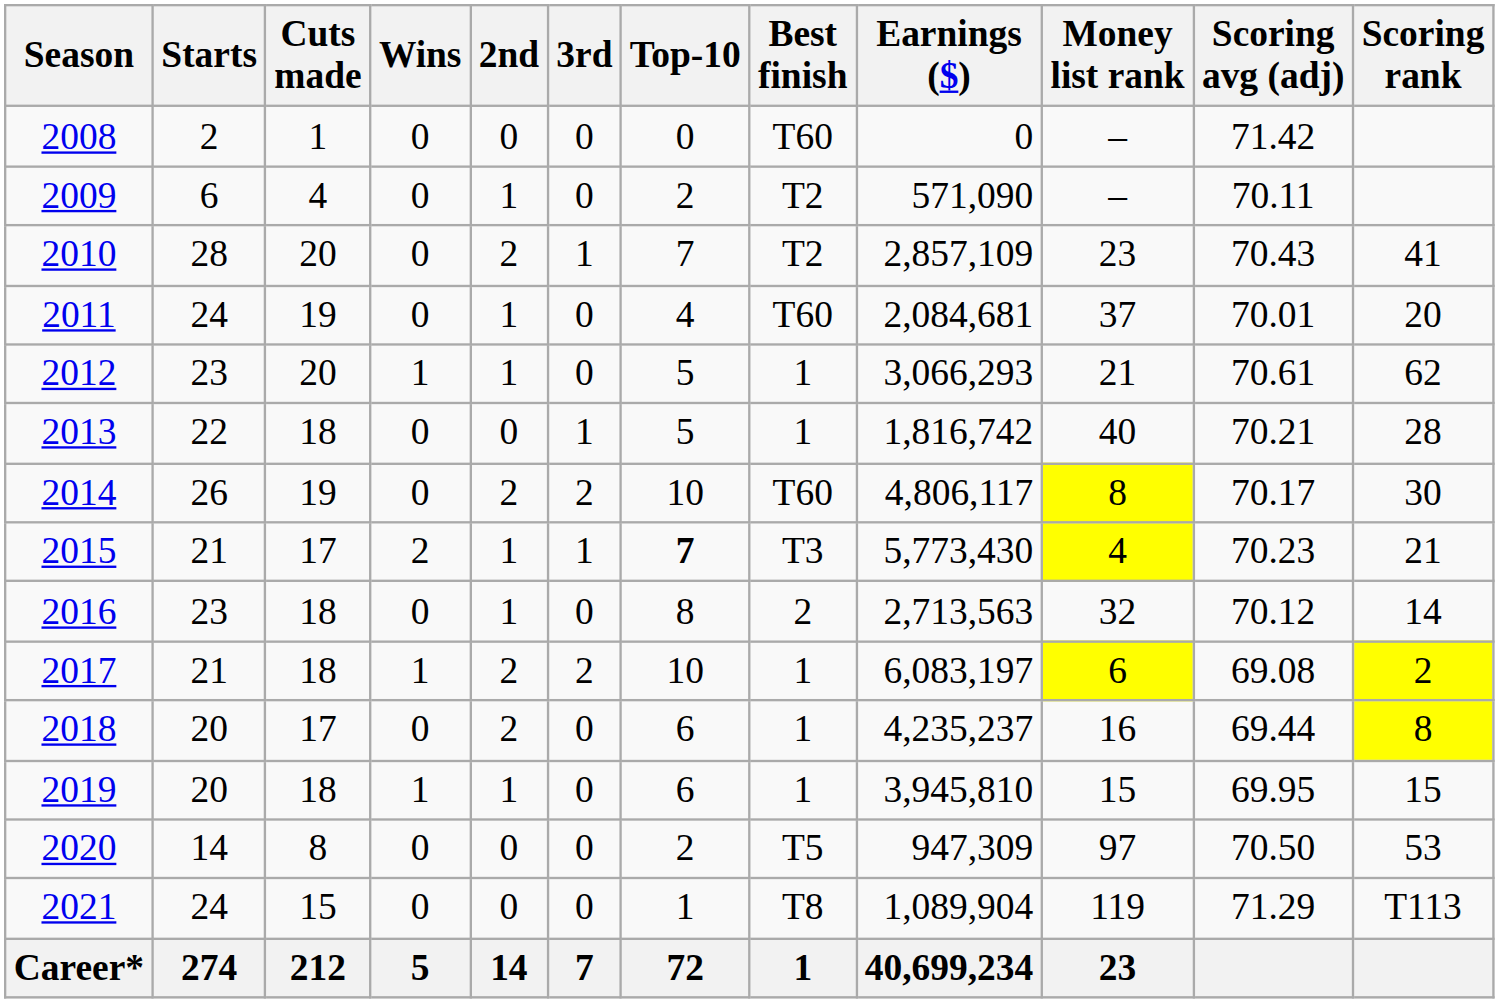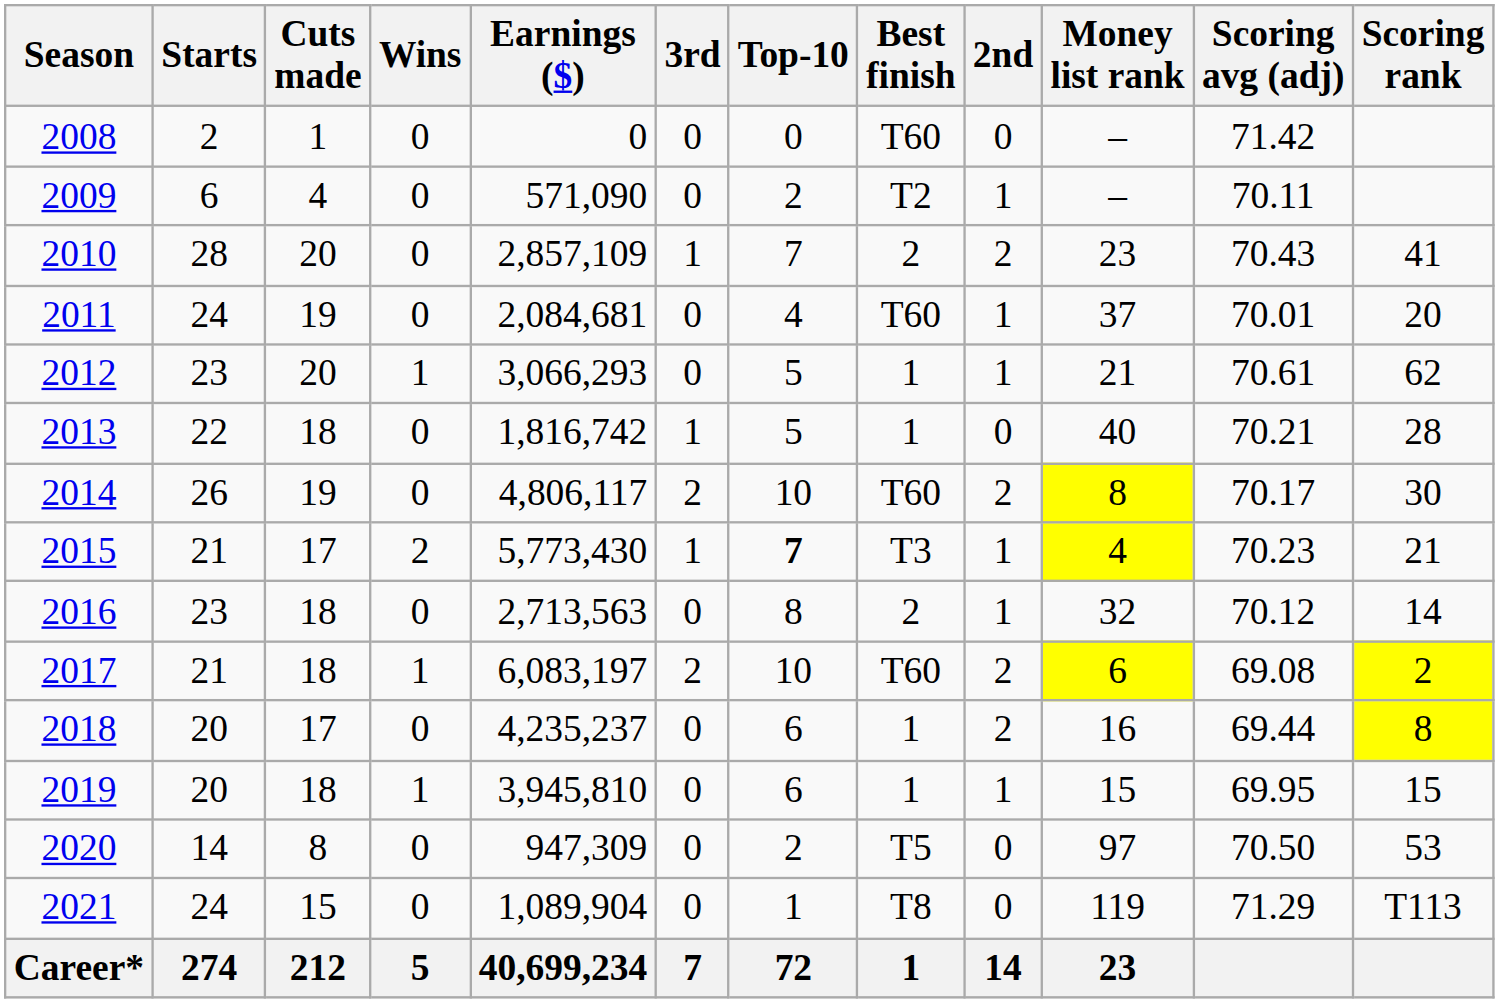columns swapped: (509, 55) <-> (949, 55)
(803, 254) T2 -> (911, 254) 2
(803, 670) 1 -> (911, 670) T60
